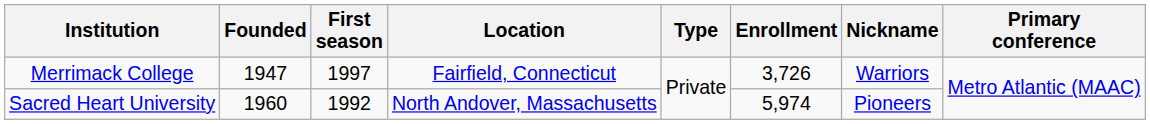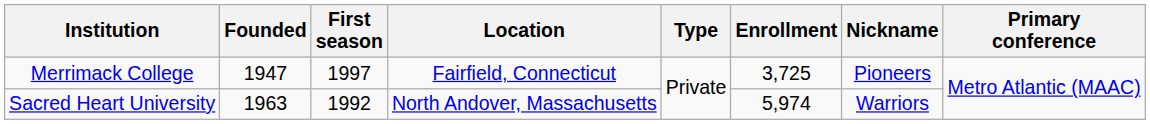(786, 72) 3,726 -> (786, 72) 3,725
(892, 72) Warriors -> (892, 72) Pioneers
(265, 103) 1960 -> (265, 103) 1963
(892, 103) Pioneers -> (892, 103) Warriors
